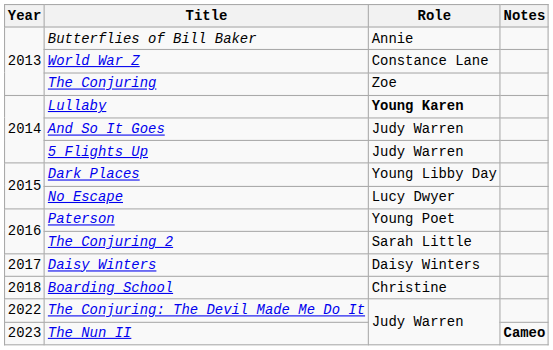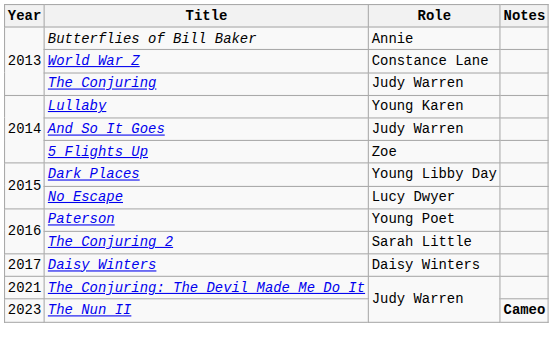(384, 84) Zoe -> (418, 84) Judy Warren
(418, 107) bold -> (418, 107) normal
(418, 152) Judy Warren -> (384, 152) Zoe
- row: (110, 288)
(25, 311) 2022 -> (25, 288) 2021
